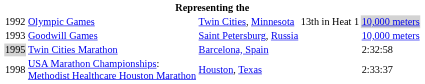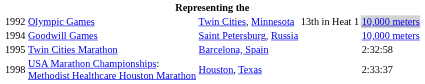(15, 36) 1993 -> (15, 36) 1994
(15, 50) lightgrey background -> (15, 50) no background
